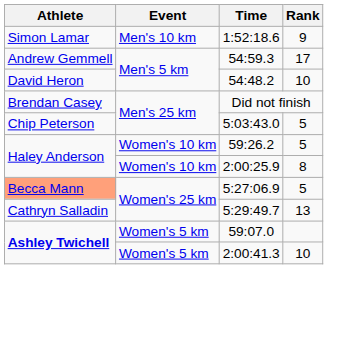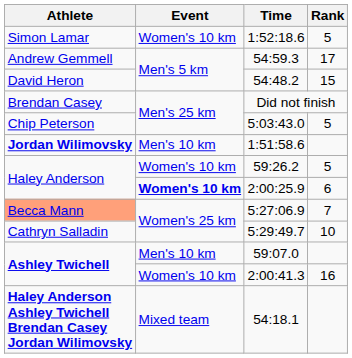(157, 37) Men's 10 km -> (187, 37) Women's 10 km
(303, 37) 9 -> (328, 37) 5
(303, 81) 10 -> (328, 81) 15
+ row: (276, 145)
(168, 167) normal -> (190, 189) bold
(303, 167) 8 -> (328, 189) 6
(303, 189) 5 -> (328, 210) 7
(303, 210) 13 -> (328, 232) 10
(164, 232) Women's 5 km -> (177, 253) Men's 10 km
(164, 253) Women's 5 km -> (187, 275) Women's 10 km
(303, 253) 10 -> (328, 275) 16
+ row: (276, 319)
